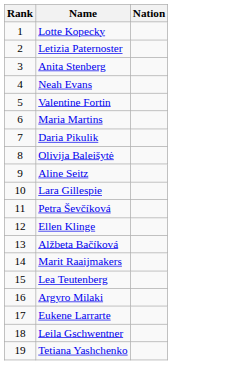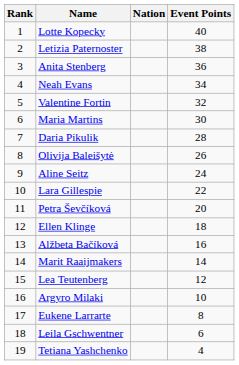+ column: (201, 13)
